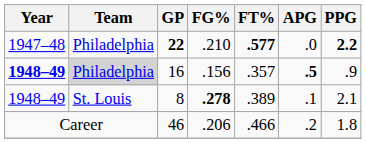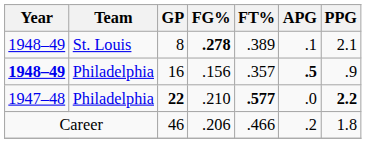rows swapped: (176, 44) <-> (180, 98)
(113, 71) lightgrey background -> (113, 71) no background
